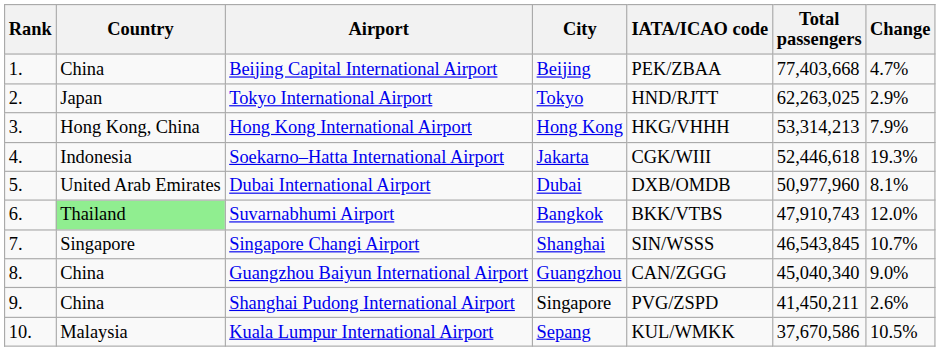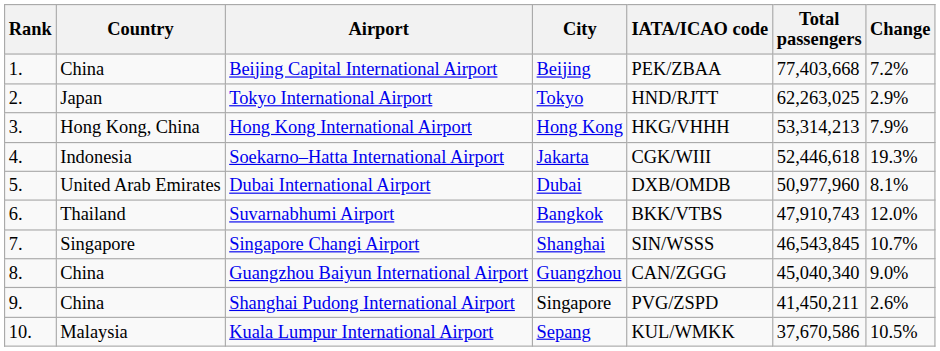(889, 68) 4.7% -> (889, 68) 7.2%
(93, 214) lightgreen background -> (93, 214) no background
